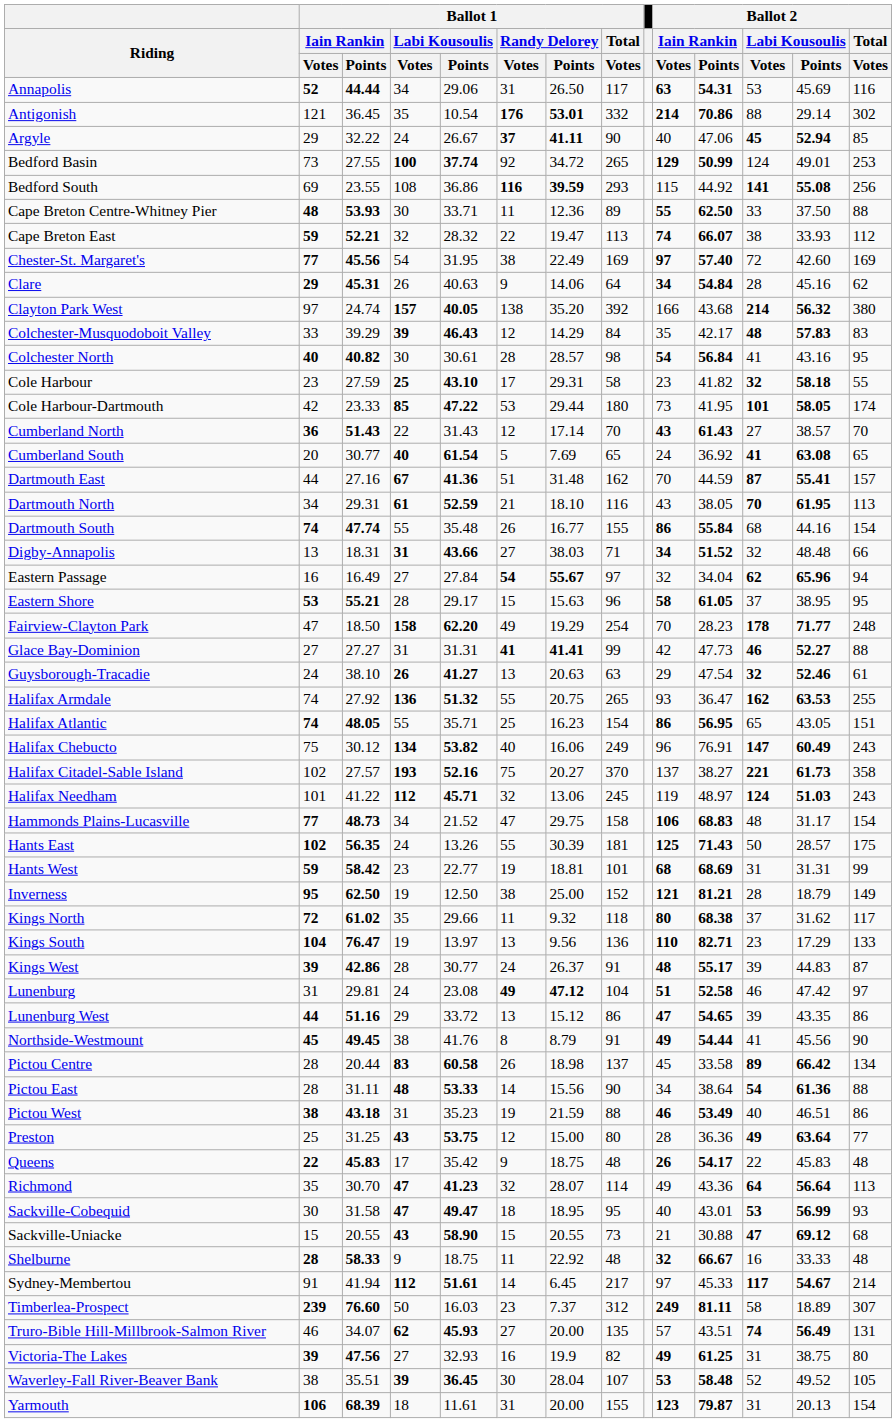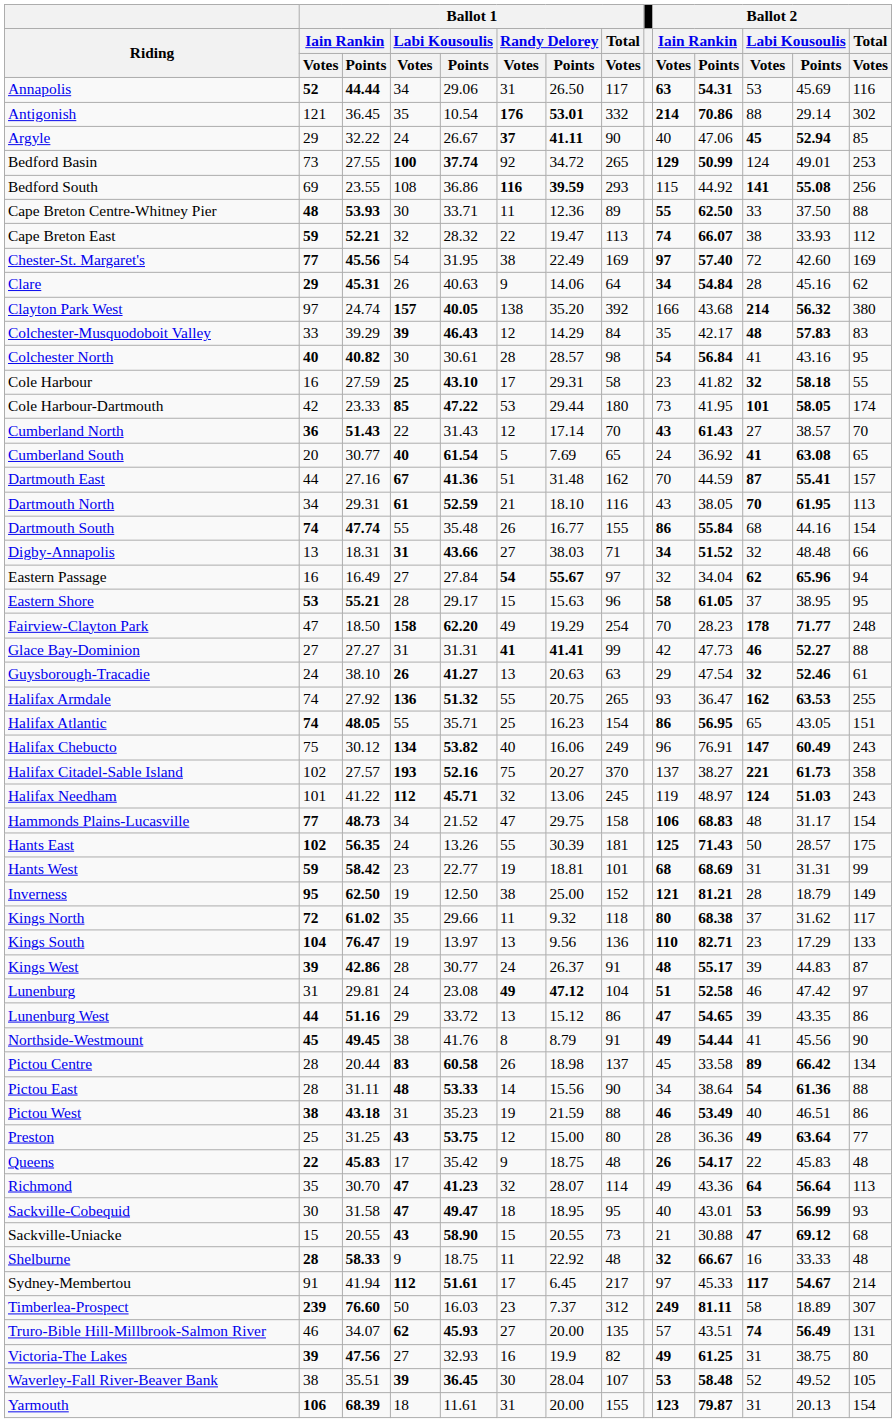(311, 382) 23 -> (311, 382) 16
(508, 1283) 14 -> (508, 1283) 17
